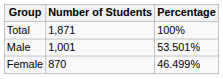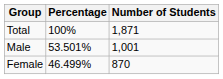columns swapped: (100, 13) <-> (186, 13)
